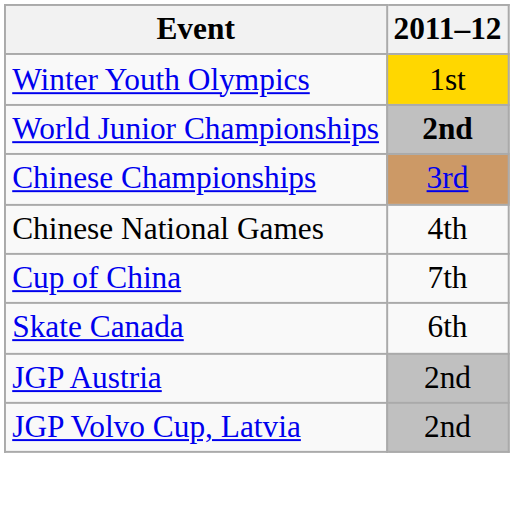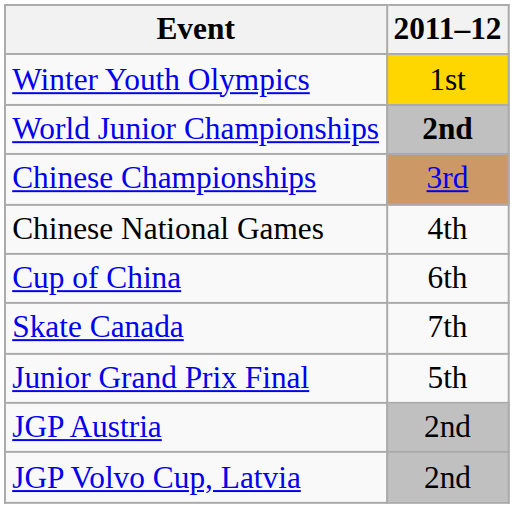(447, 278) 7th -> (447, 278) 6th
(447, 327) 6th -> (447, 327) 7th
+ row: (161, 377)
